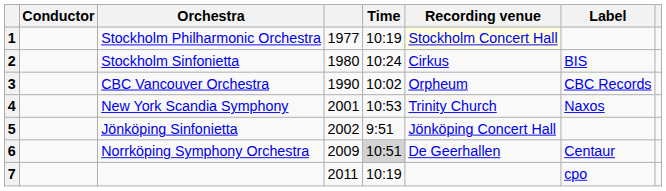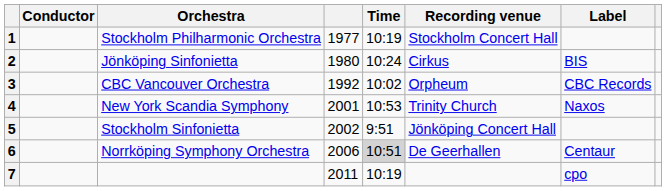(483, 39) lightyellow background -> (483, 39) no background
(170, 61) Stockholm Sinfonietta -> (169, 61) Jönköping Sinfonietta
(343, 84) 1990 -> (343, 84) 1992
(169, 129) Jönköping Sinfonietta -> (170, 129) Stockholm Sinfonietta
(343, 152) 2009 -> (343, 152) 2006
